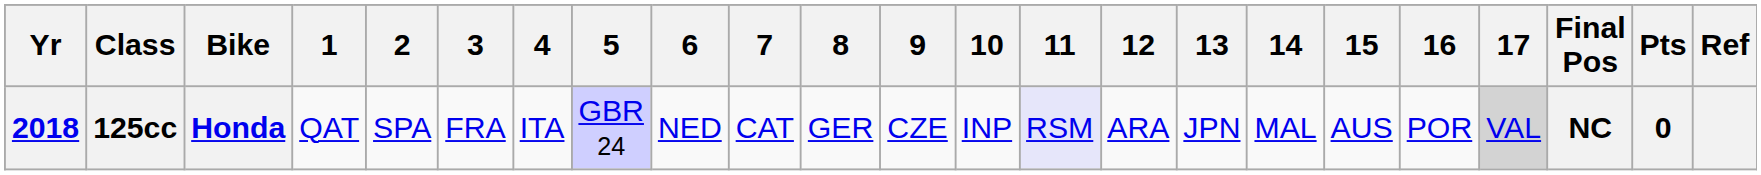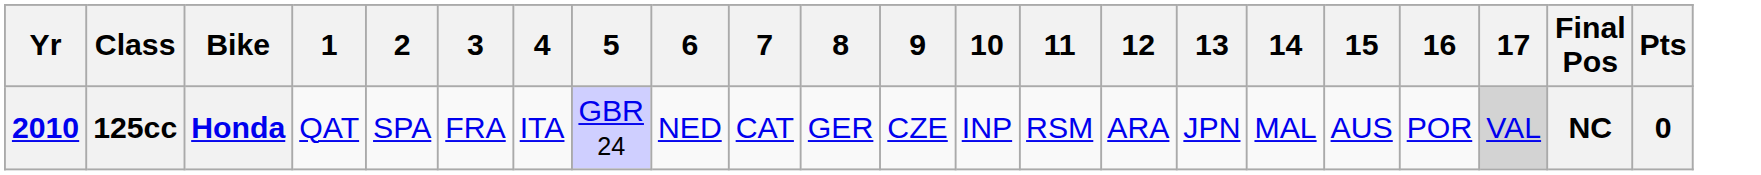- column: (1725, 45)
(46, 127) 2018 -> (46, 127) 2010
(1060, 127) lavender background -> (1060, 127) no background
